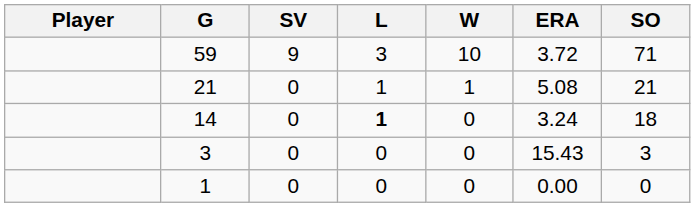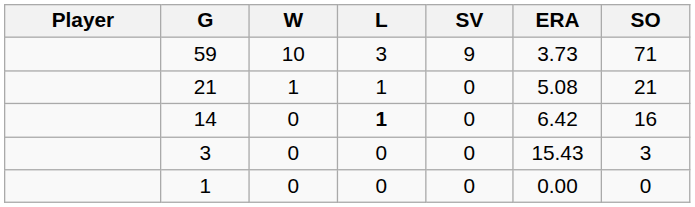columns swapped: (469, 20) <-> (293, 20)
(557, 53) 3.72 -> (557, 53) 3.73
(557, 119) 3.24 -> (557, 119) 6.42
(646, 119) 18 -> (646, 119) 16
